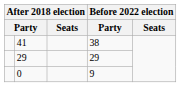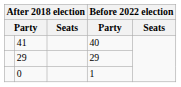(94, 43) 38 -> (94, 43) 40
(92, 74) 9 -> (92, 74) 1
